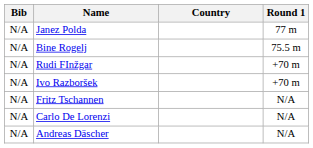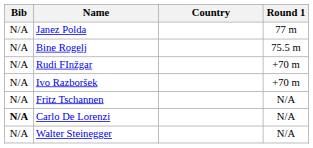(19, 116) normal -> (19, 116) bold
- row: (72, 134)
+ row: (74, 134)
